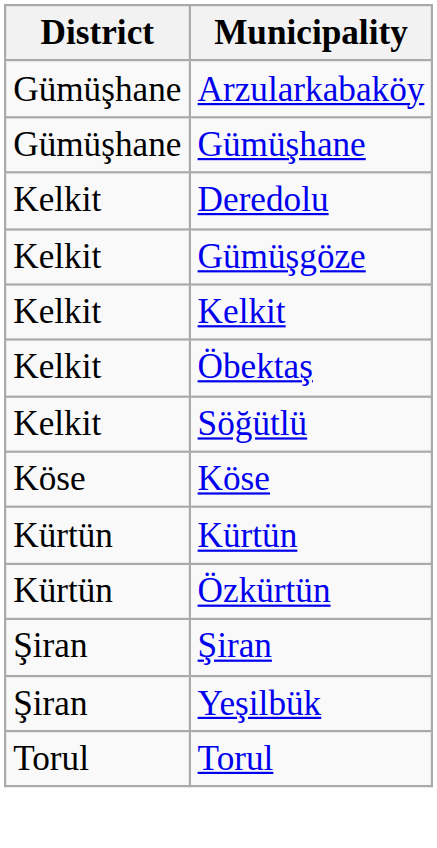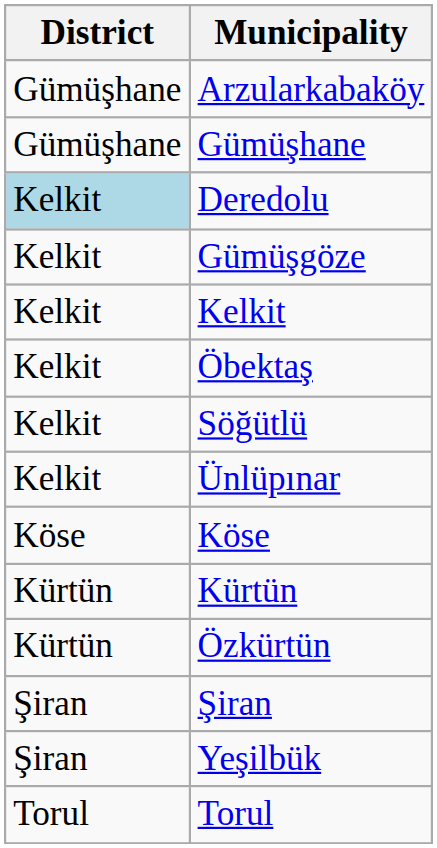(57, 199) no background -> (57, 199) lightblue background
+ row: (269, 479)
